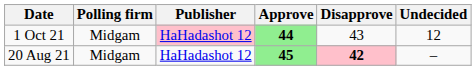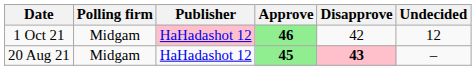(286, 35) 44 -> (286, 35) 46
(357, 35) 43 -> (357, 35) 42
(357, 55) 42 -> (357, 55) 43
